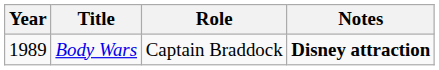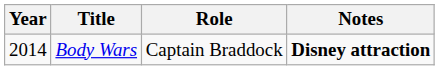(28, 49) 1989 -> (28, 49) 2014
